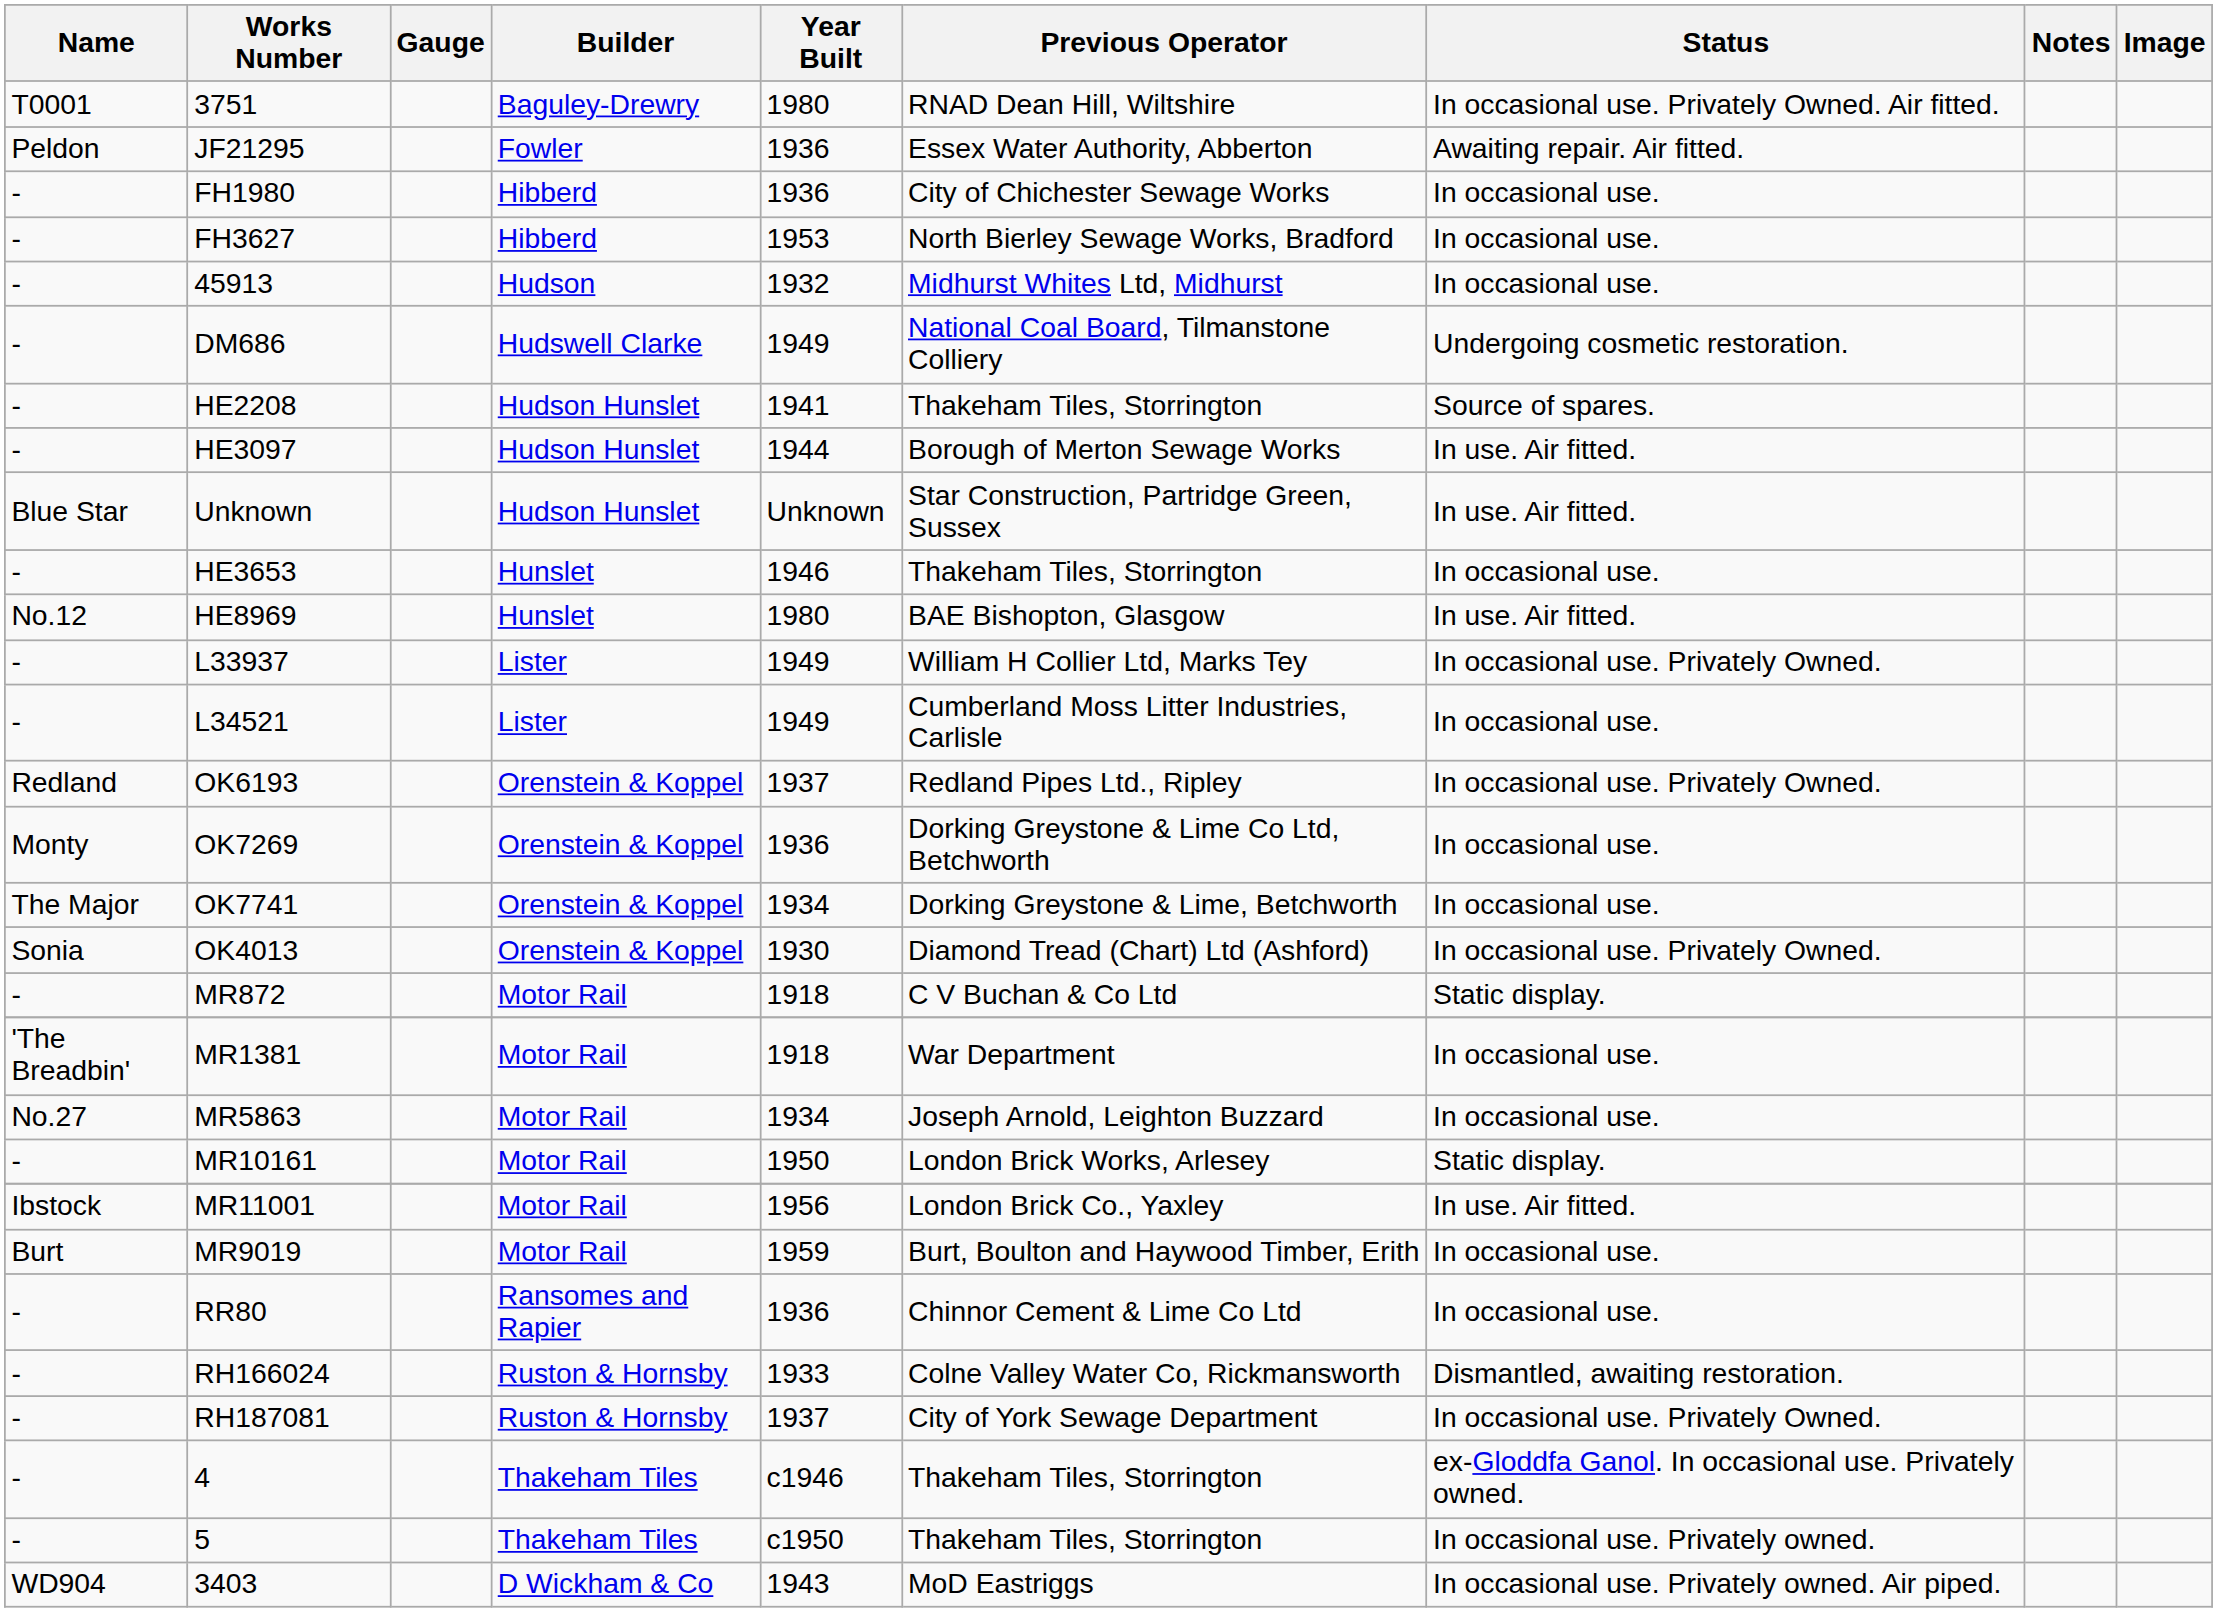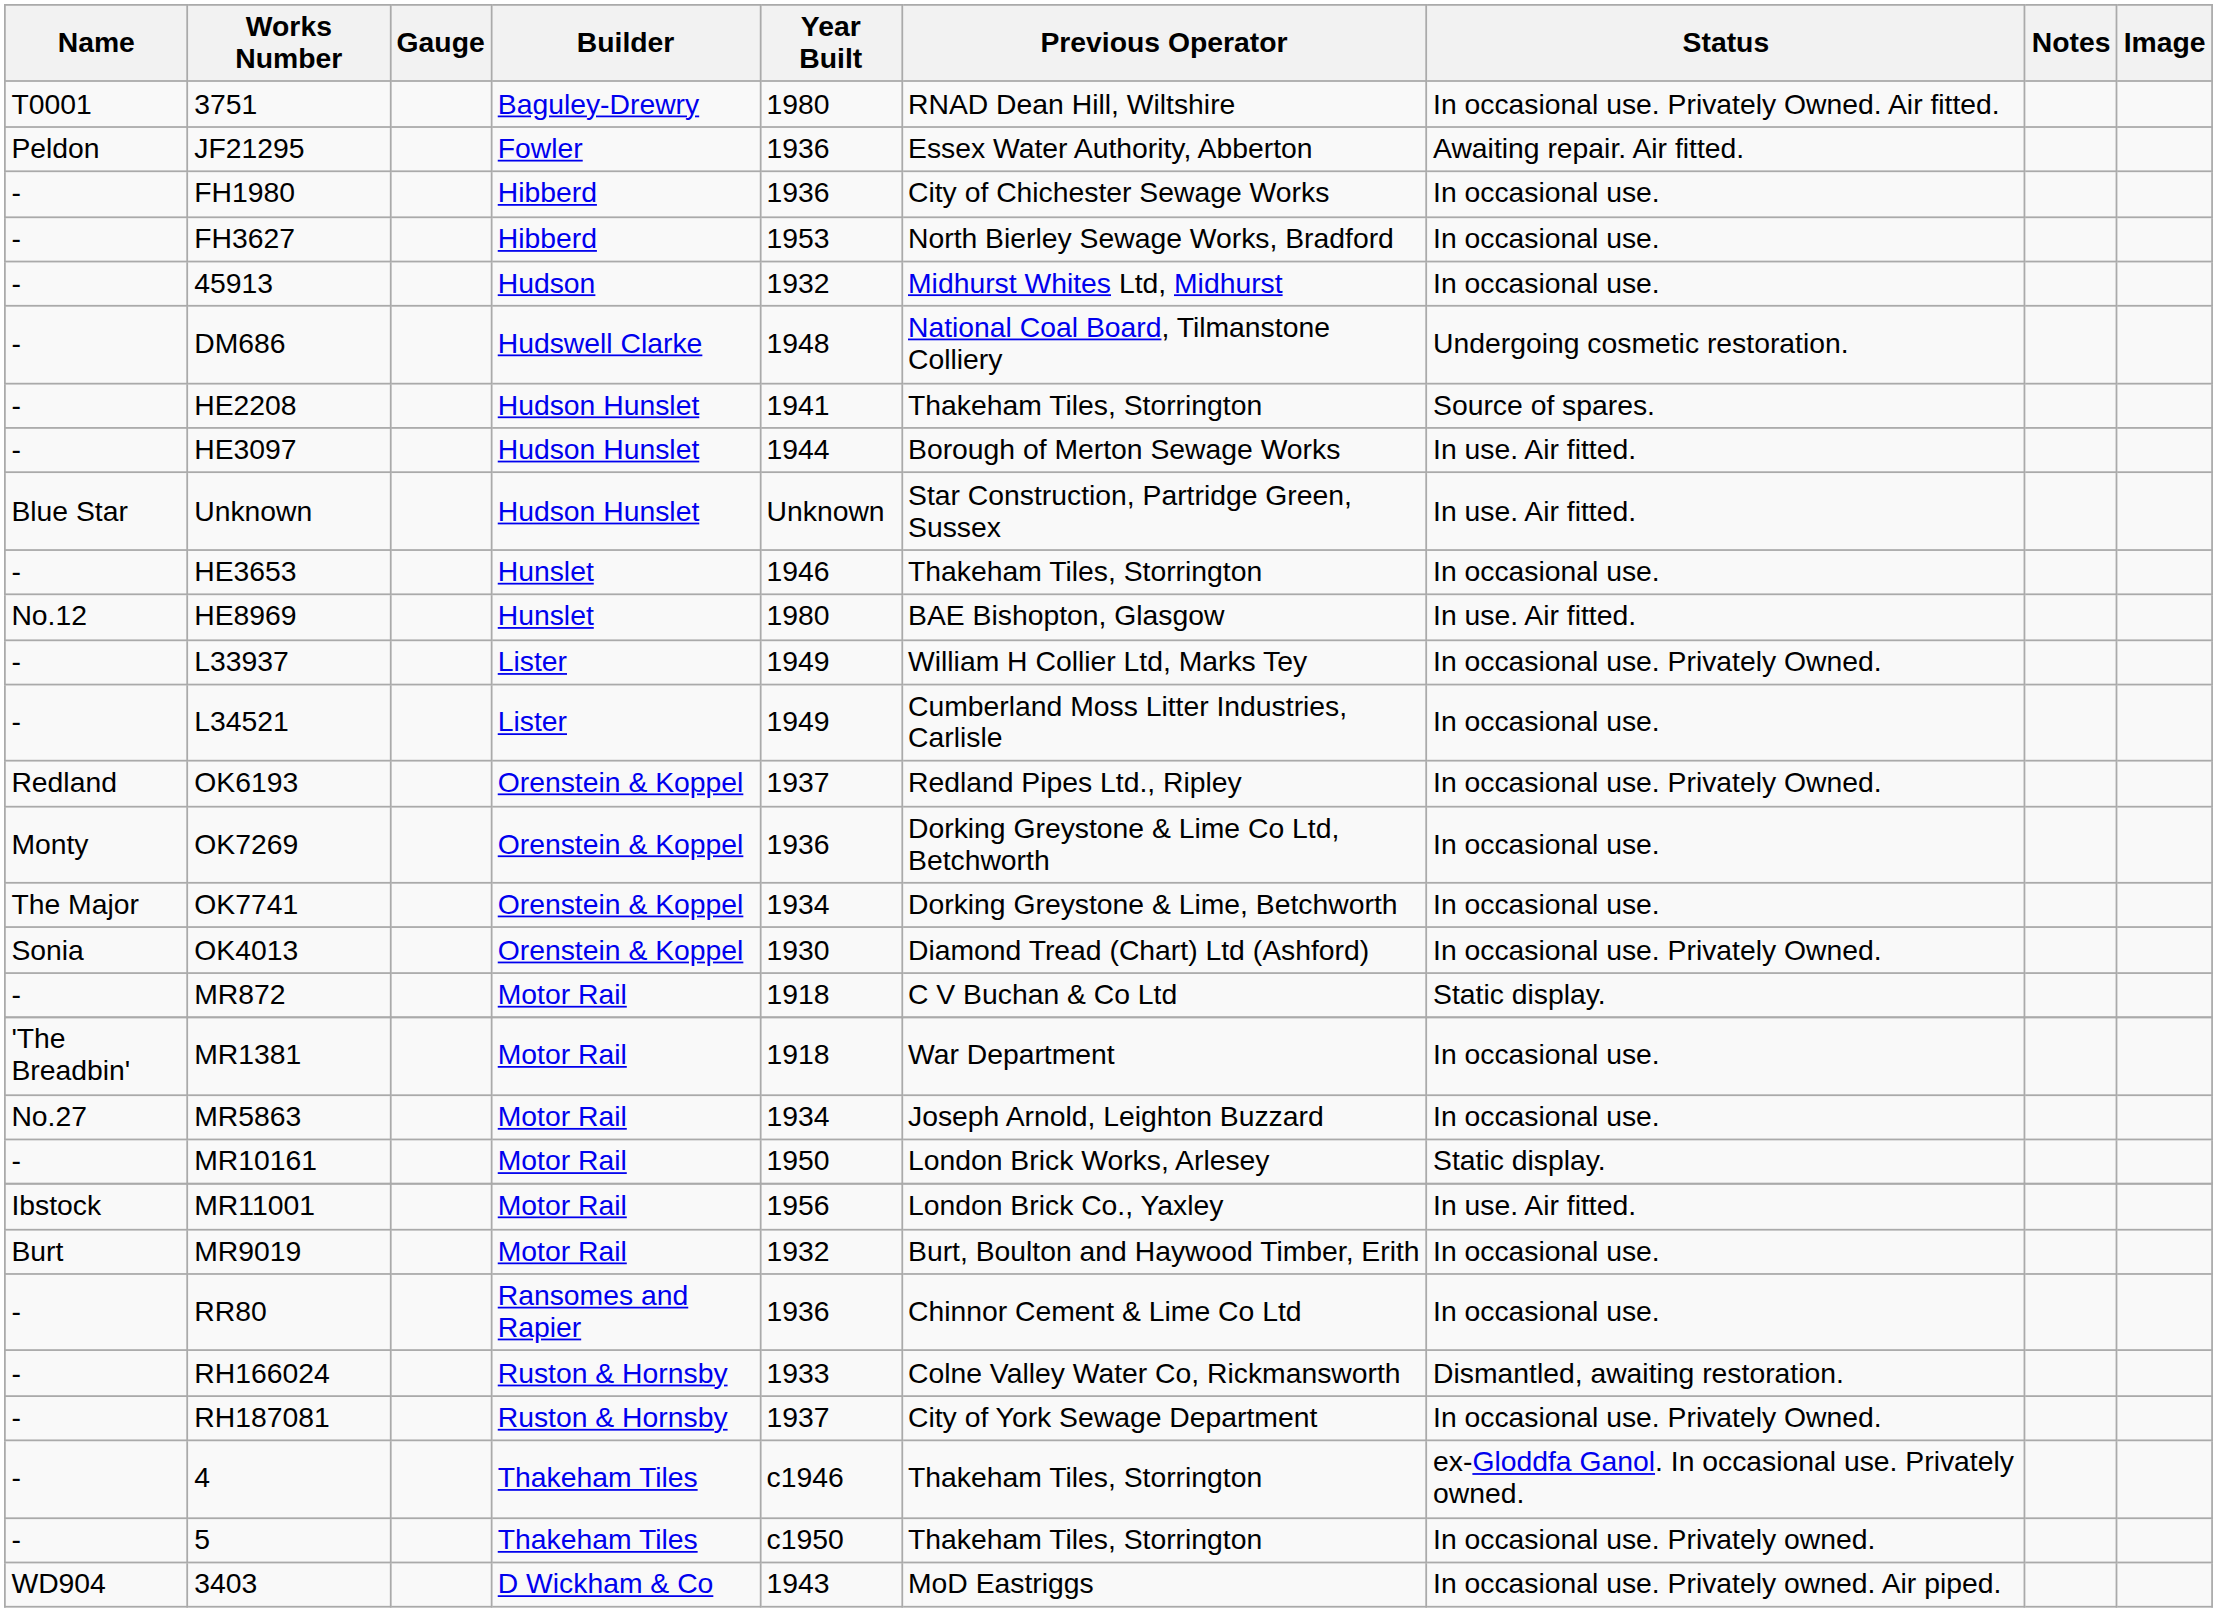(798, 344) 1949 -> (798, 344) 1948
(798, 1251) 1959 -> (798, 1251) 1932
